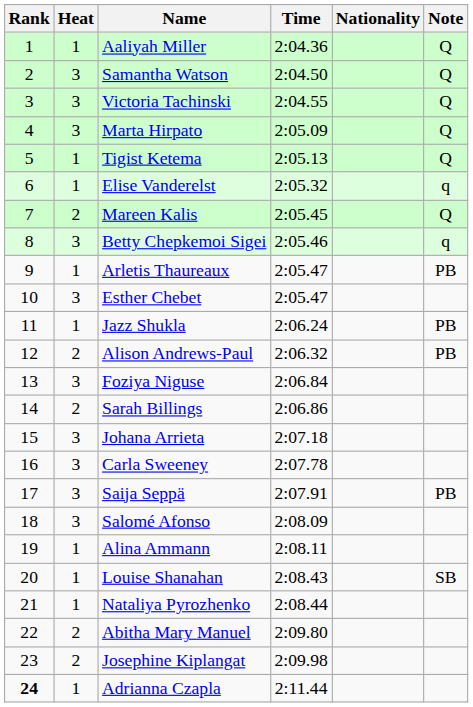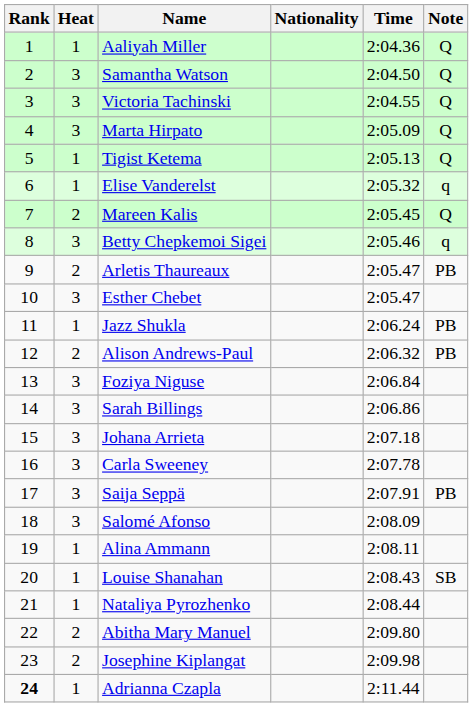columns swapped: (378, 18) <-> (301, 18)
(76, 269) 1 -> (76, 269) 2
(76, 409) 2 -> (76, 409) 3
